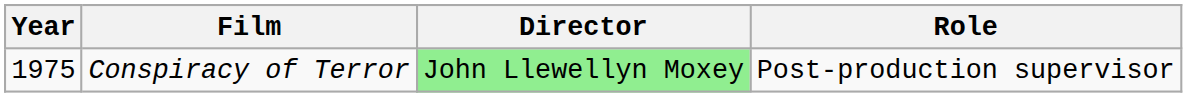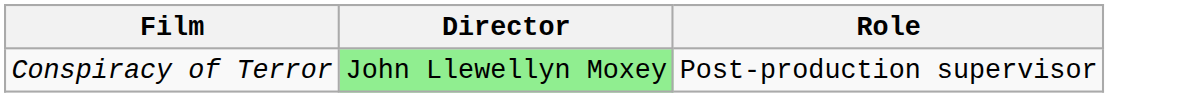- column: (44, 27)
